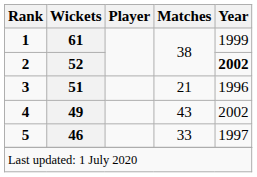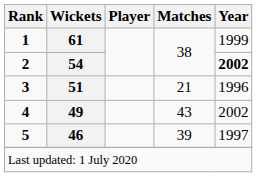(76, 64) 52 -> (76, 64) 54
(184, 135) 33 -> (184, 135) 39
